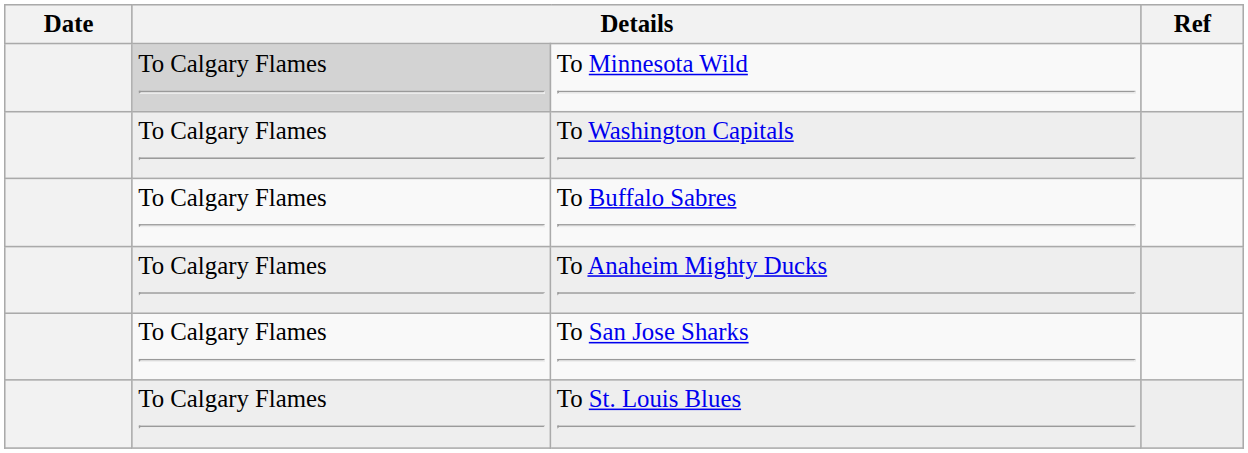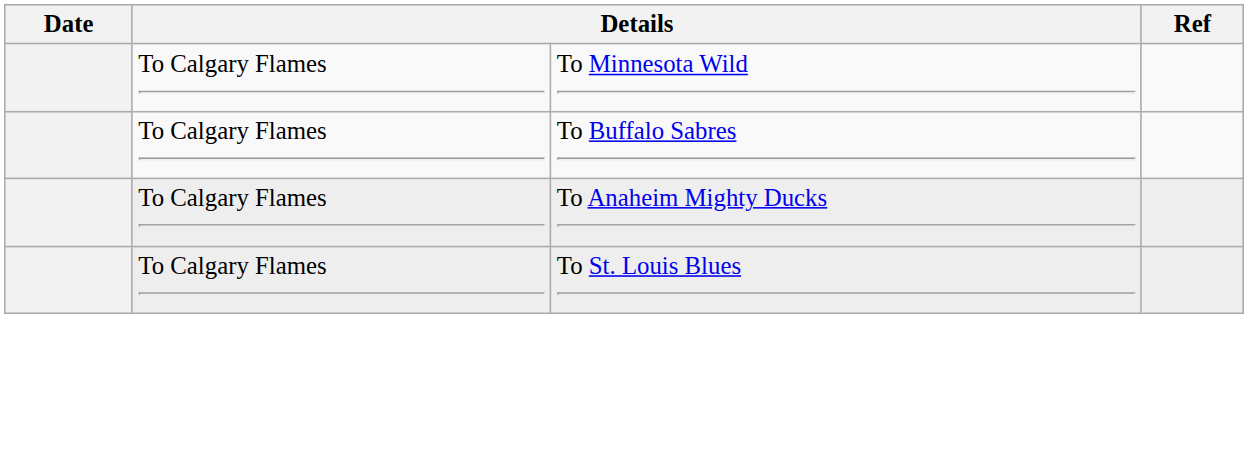(342, 72) lightgrey background -> (342, 72) no background
- row: (846, 139)
- row: (846, 340)
